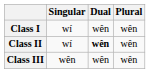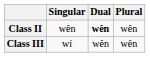- row: (25, 28)
(67, 44) wí -> (67, 28) wên
(67, 60) wên -> (67, 44) wí
